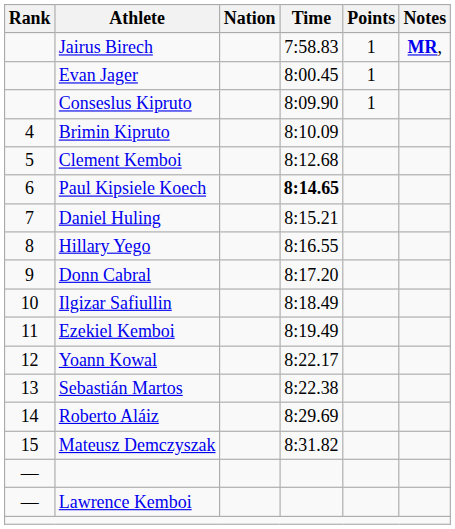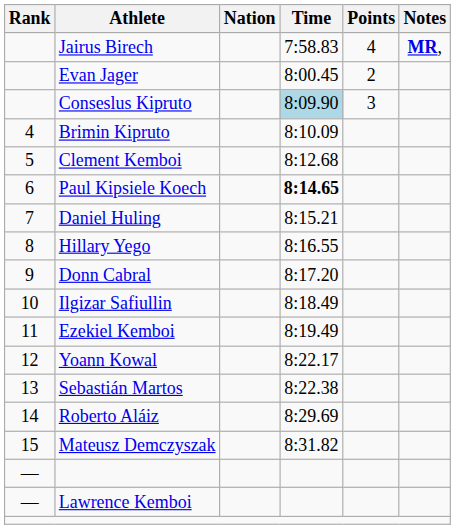(371, 47) 1 -> (371, 47) 4
(371, 75) 1 -> (371, 75) 2
(311, 103) no background -> (311, 103) lightblue background
(371, 103) 1 -> (371, 103) 3
